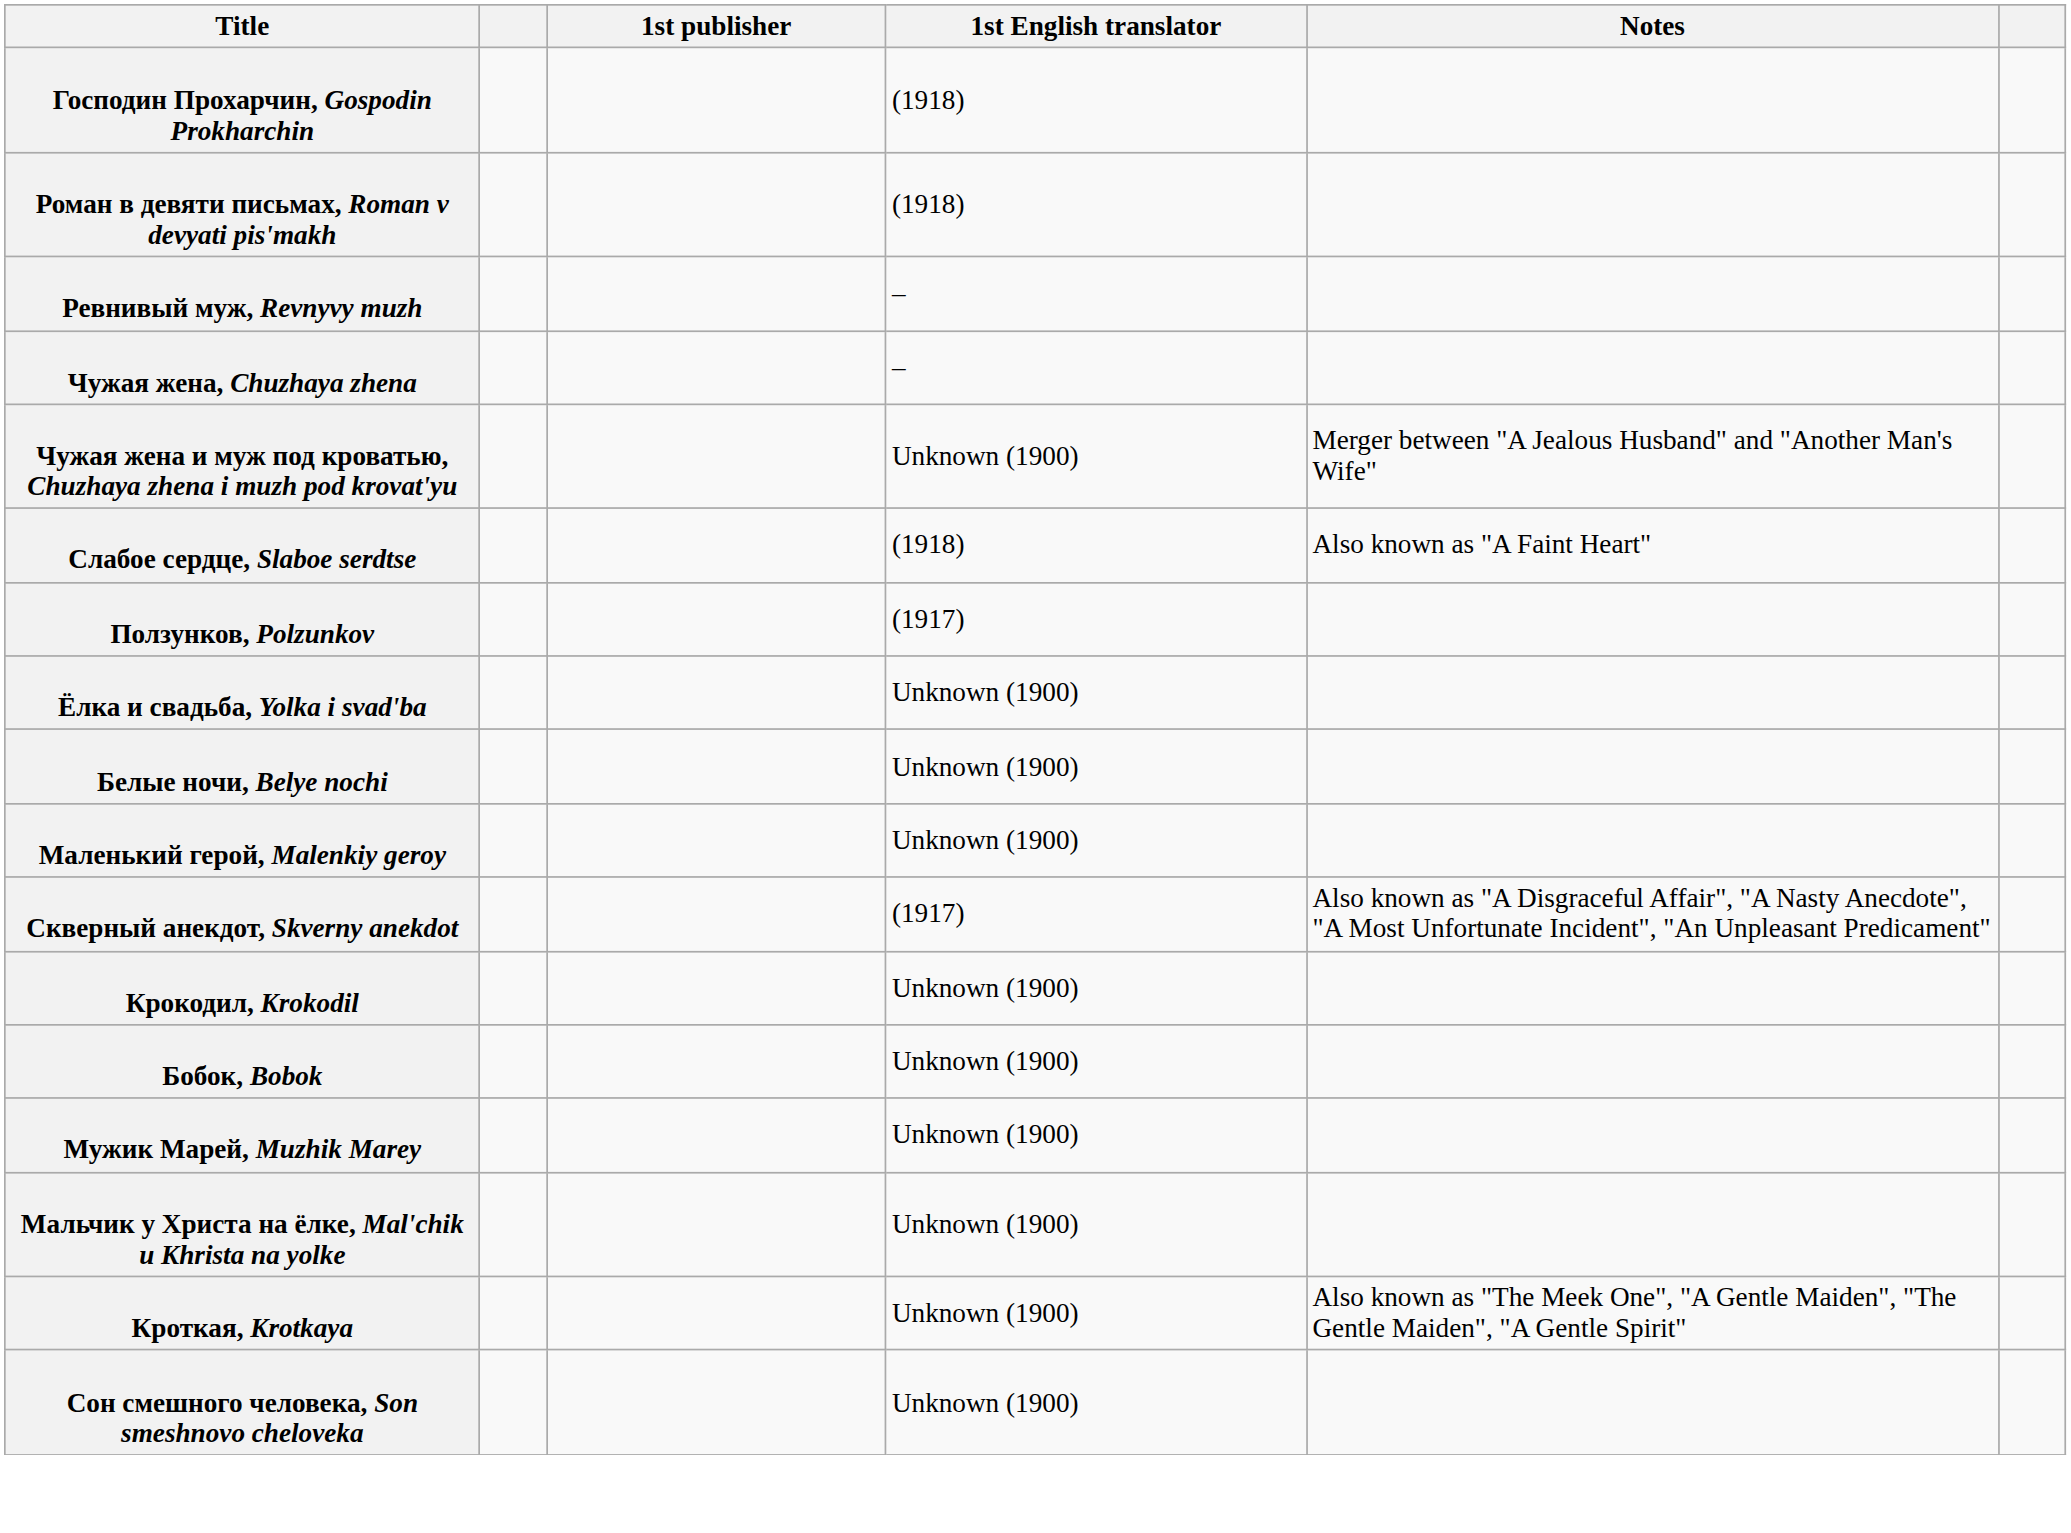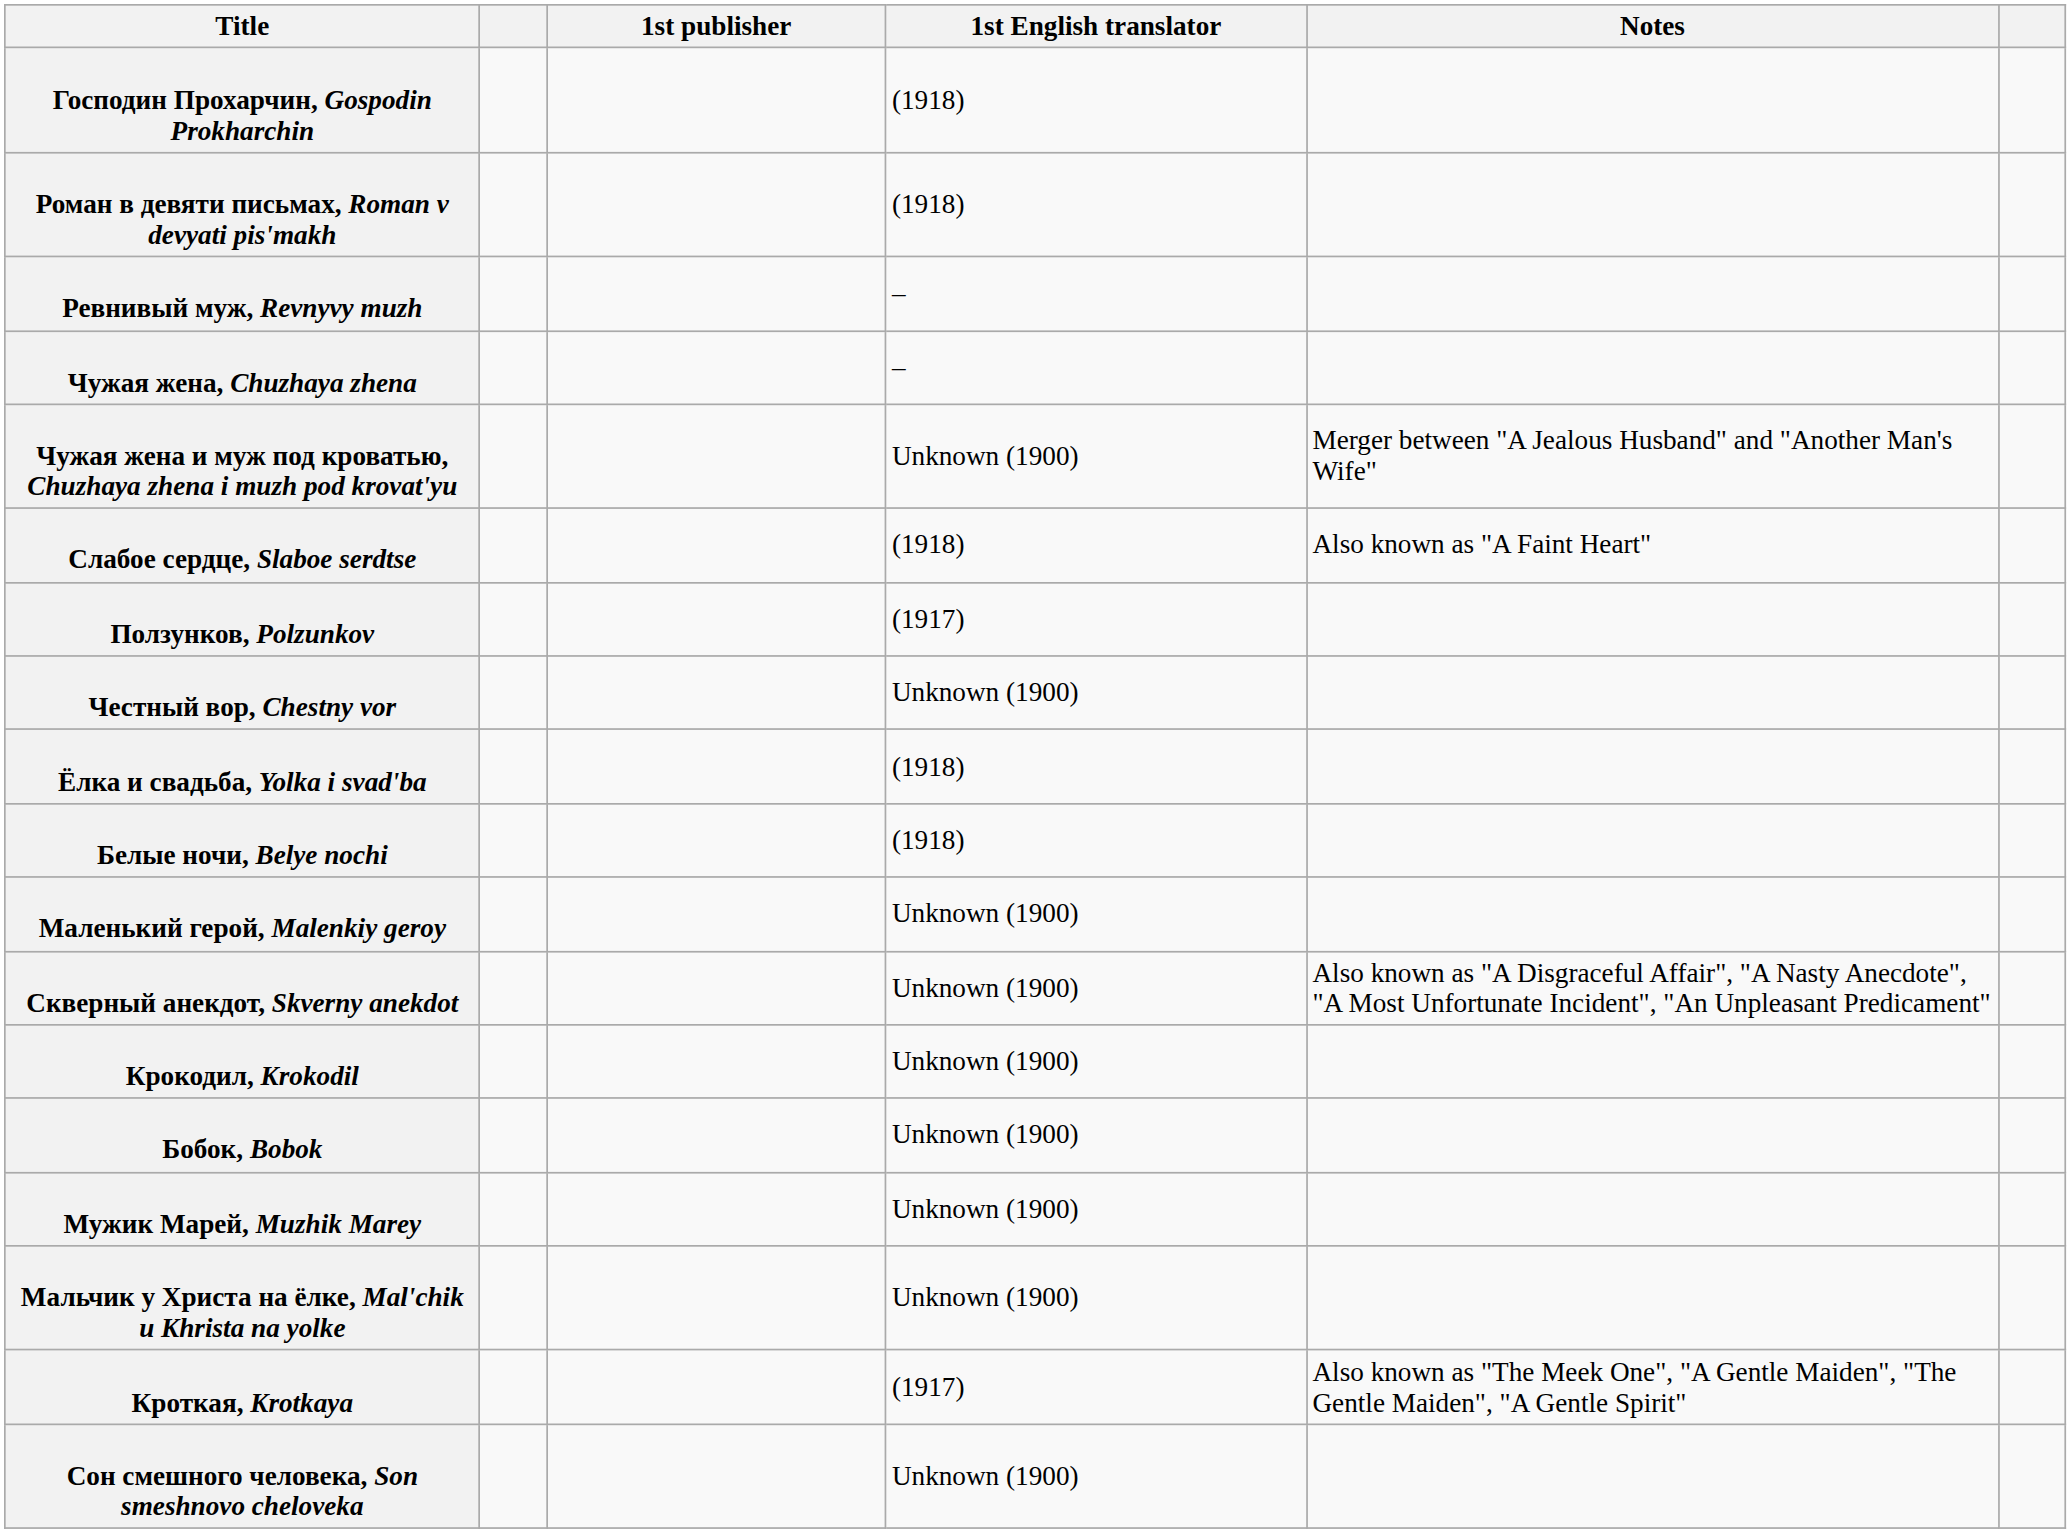+ row: (242, 707)
(985, 692) Unknown (1900) -> (928, 766) (1918)
(985, 766) Unknown (1900) -> (928, 839) (1918)
(928, 913) (1917) -> (985, 987) Unknown (1900)
(985, 1312) Unknown (1900) -> (928, 1386) (1917)
